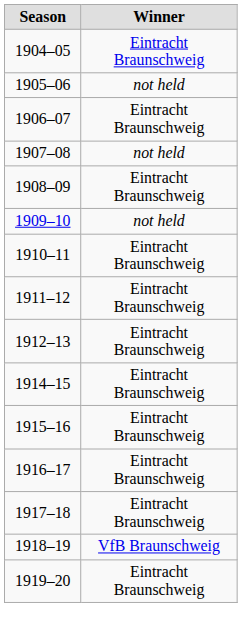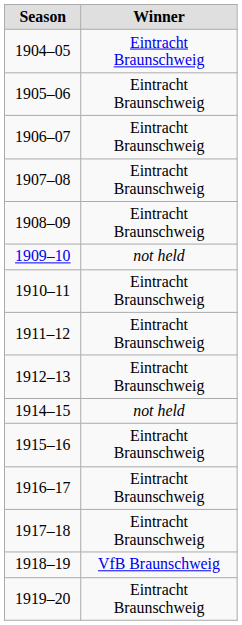(159, 85) not held -> (159, 94) Eintracht Braunschweig
(159, 153) not held -> (159, 179) Eintracht Braunschweig
(159, 384) Eintracht Braunschweig -> (159, 410) not held
